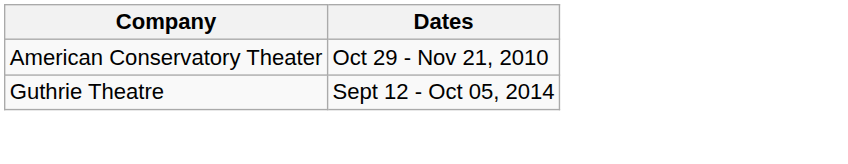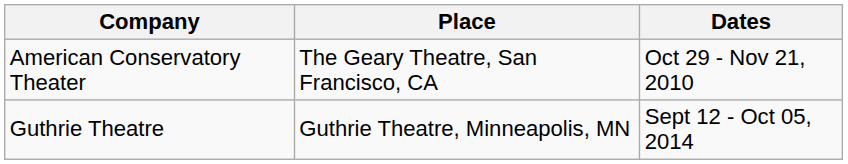+ column: (467, 22)
